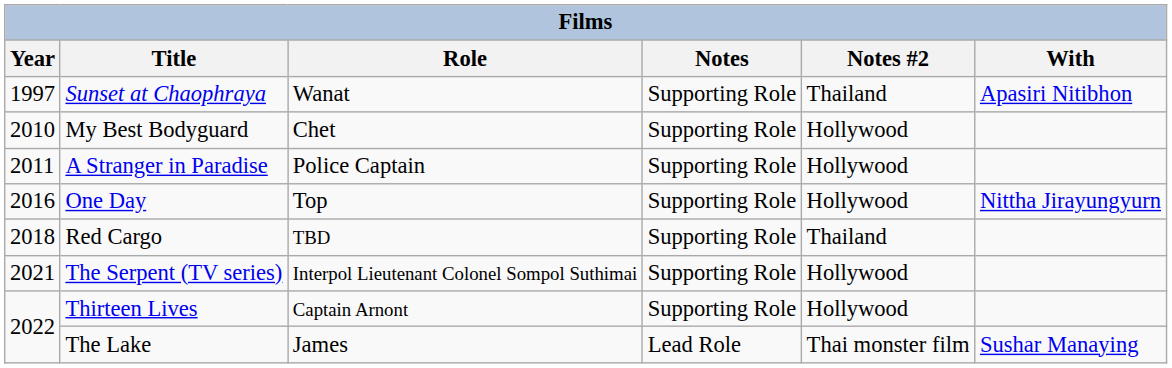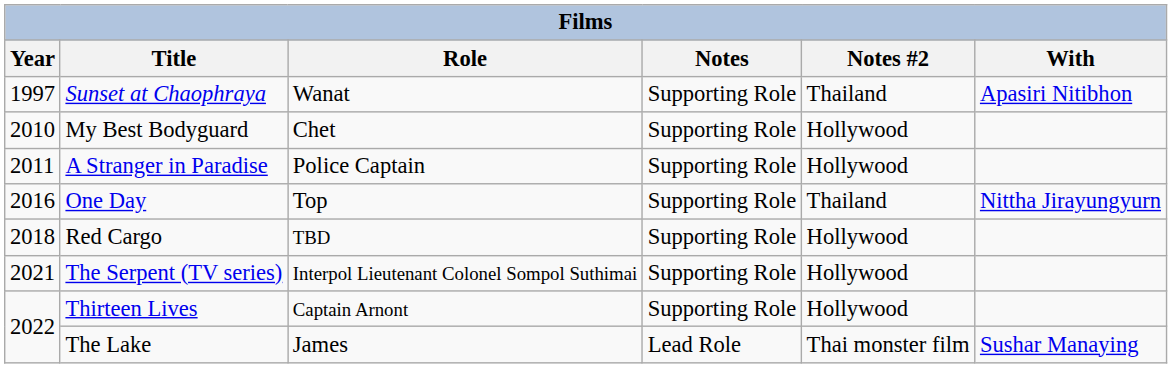(857, 201) Hollywood -> (847, 201) Thailand
(847, 237) Thailand -> (857, 237) Hollywood
